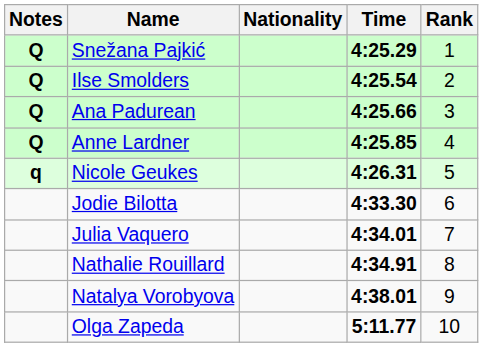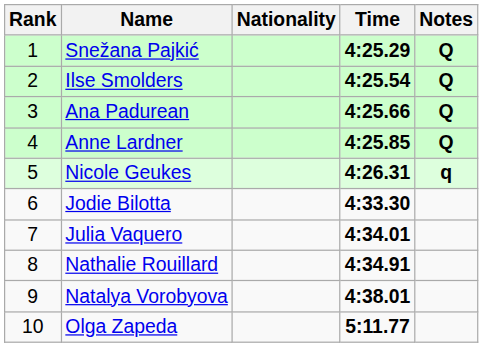columns swapped: (449, 19) <-> (36, 19)
